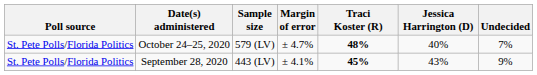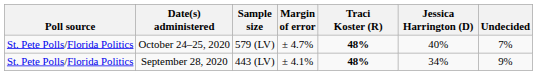(358, 62) 45% -> (358, 62) 48%
(438, 62) 43% -> (438, 62) 34%
